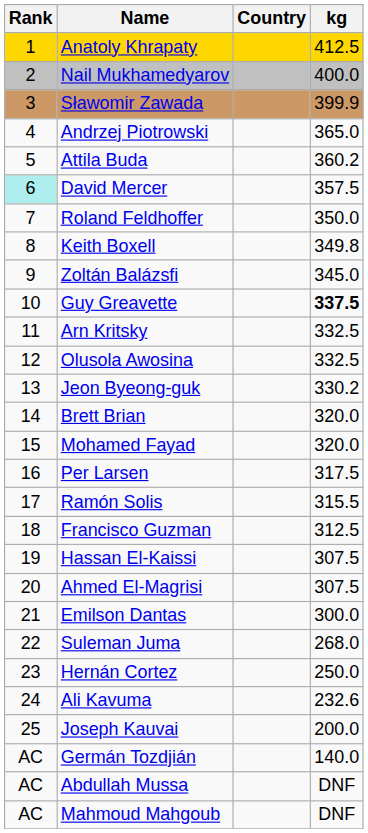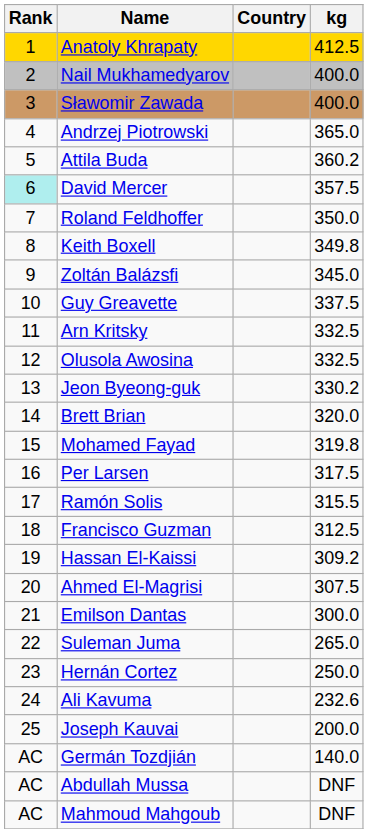(337, 103) 399.9 -> (337, 103) 400.0
(337, 302) bold -> (337, 302) normal
(337, 445) 320.0 -> (337, 445) 319.8
(337, 558) 307.5 -> (337, 558) 309.2
(337, 643) 268.0 -> (337, 643) 265.0
